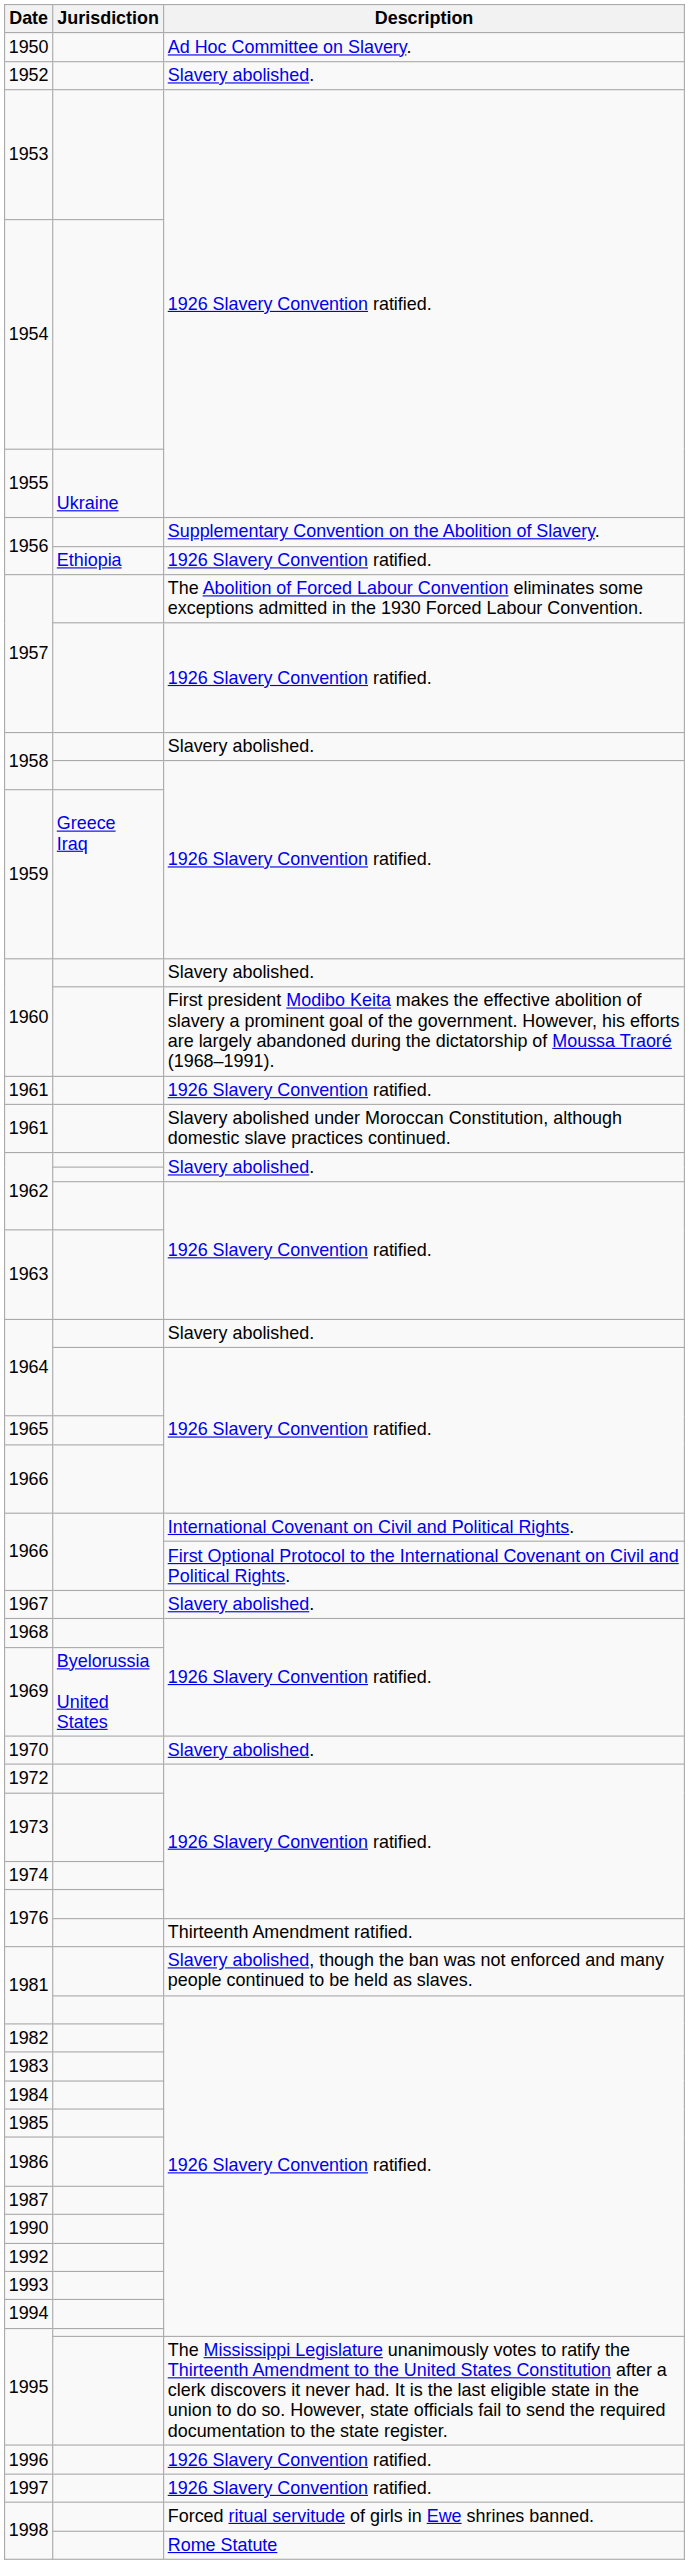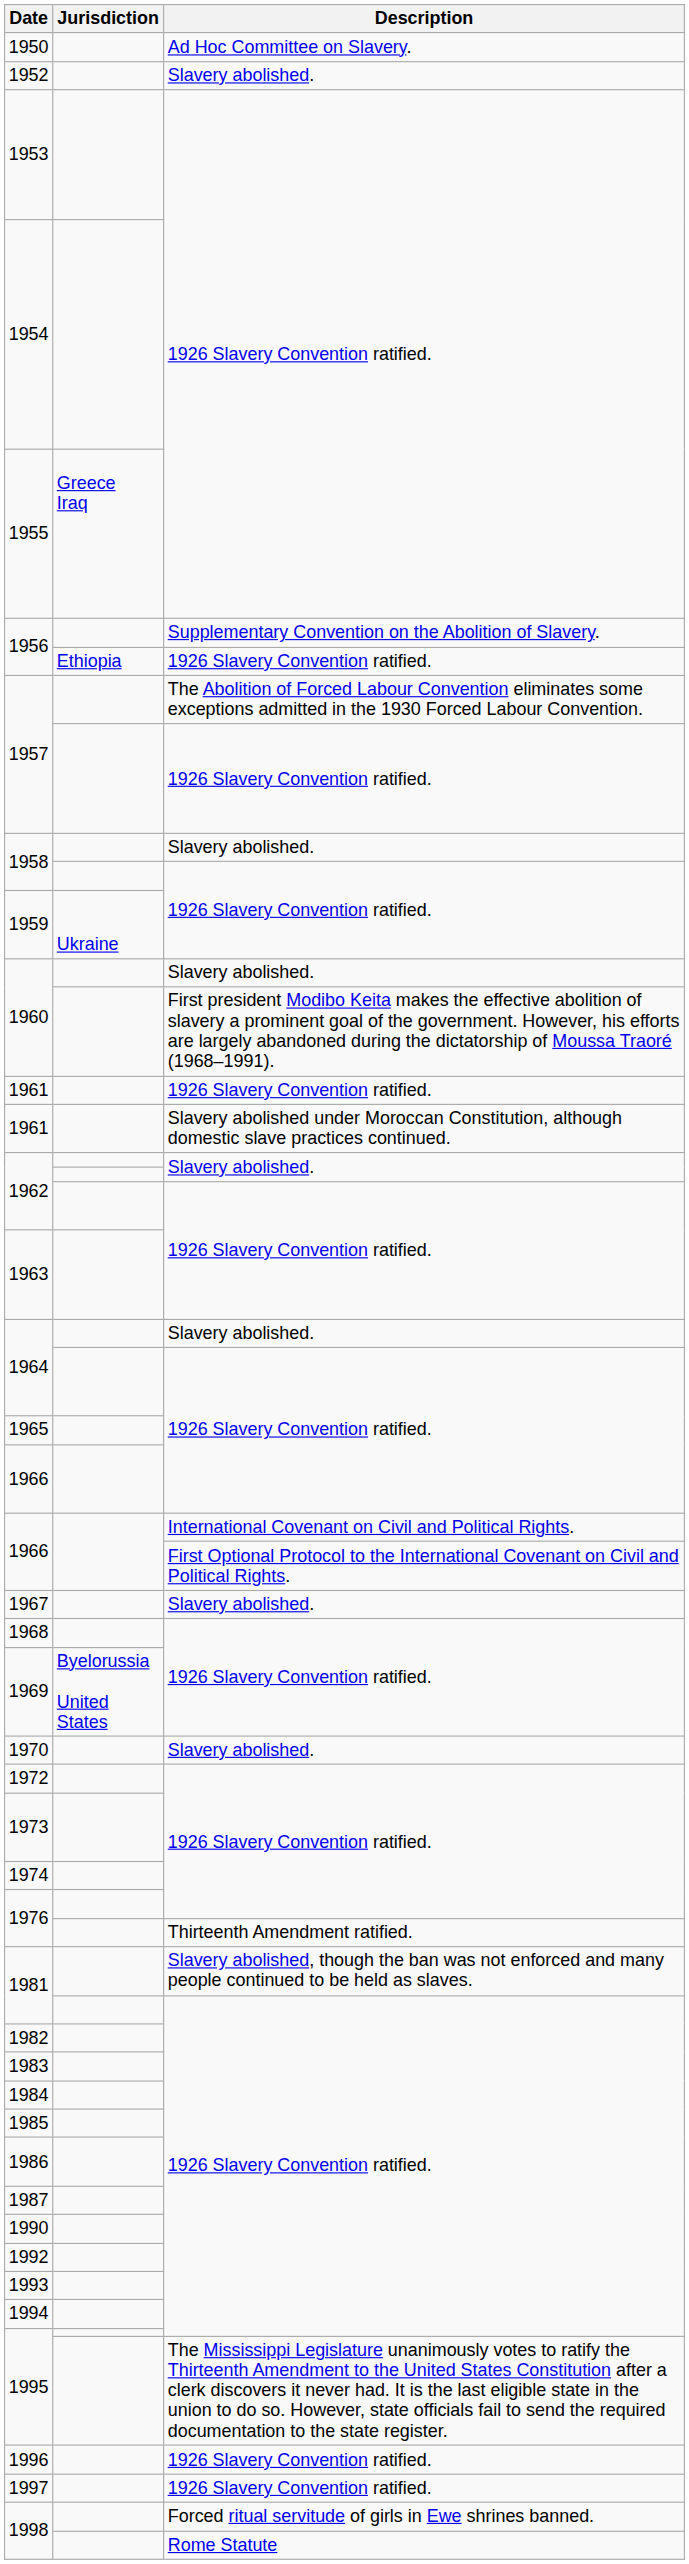(88, 503) Ukraine -> (86, 493) Greece Iraq
(86, 833) Greece Iraq -> (88, 944) Ukraine
